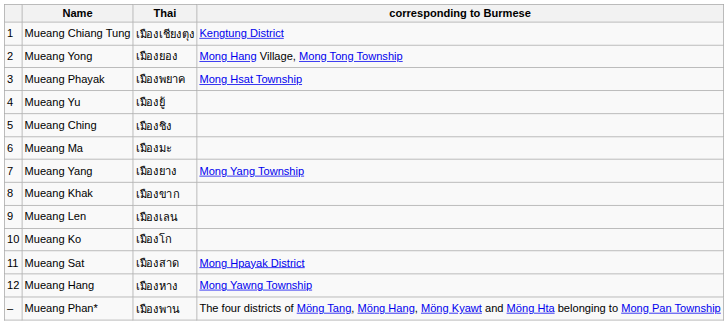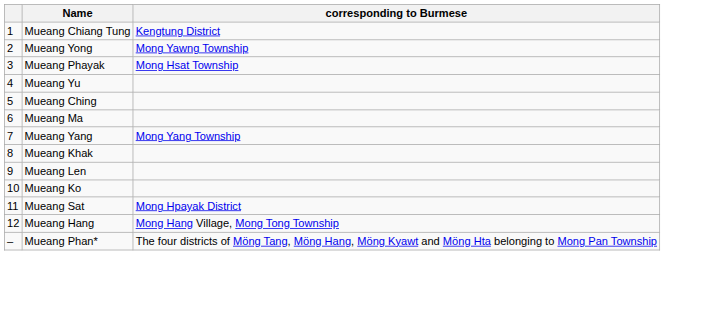- column: (165, 14)
(301, 57) Mong Hang Village, Mong Tong Township -> (192, 49) Mong Yawng Township
(256, 286) Mong Yawng Township -> (237, 224) Mong Hang Village, Mong Tong Township
